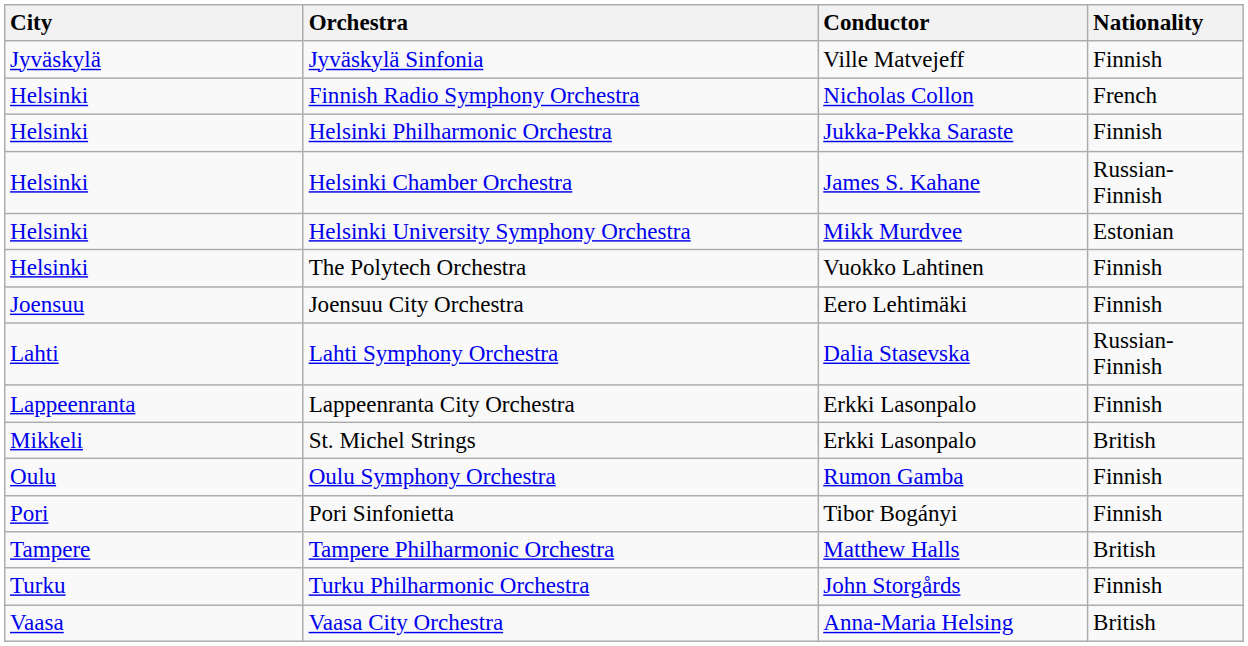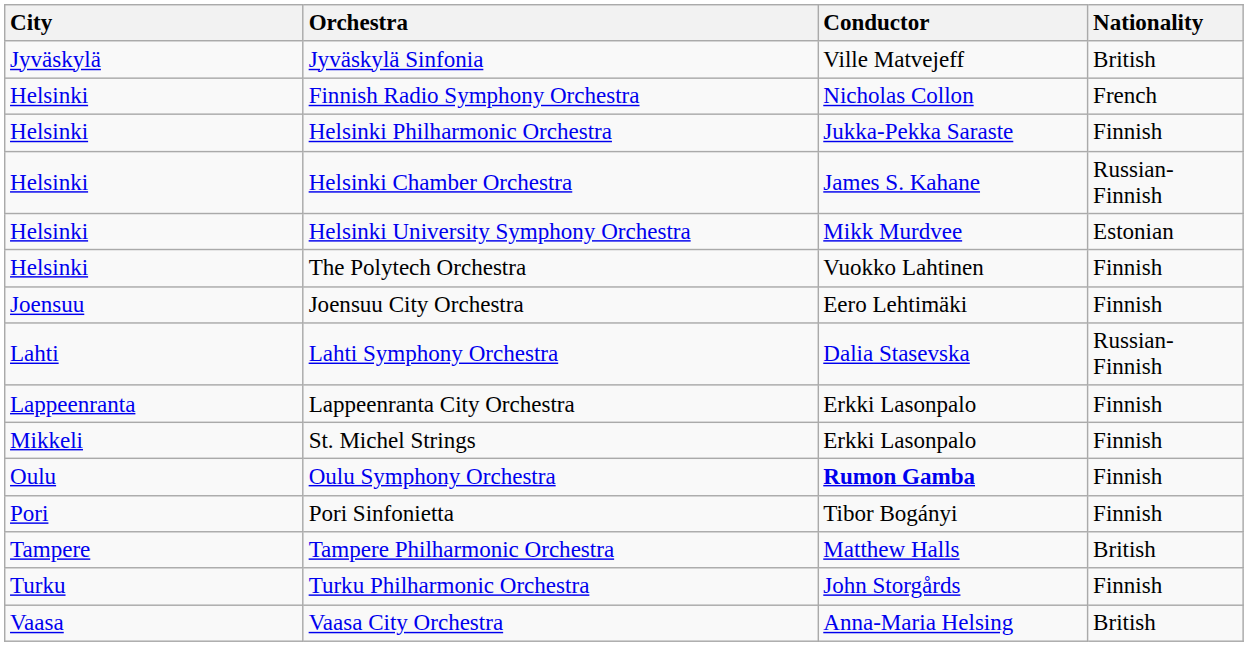(1128, 59) Finnish -> (1124, 59) British
(1124, 440) British -> (1128, 440) Finnish
(893, 476) normal -> (899, 476) bold
